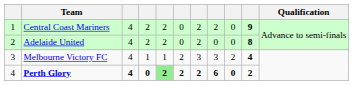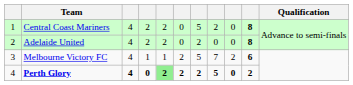(199, 27) 2 -> (199, 27) 5
(250, 27) 9 -> (250, 27) 8
(199, 58) 3 -> (199, 58) 5
(216, 58) 3 -> (216, 58) 7
(250, 58) 4 -> (250, 58) 6
(216, 73) 6 -> (216, 73) 5
